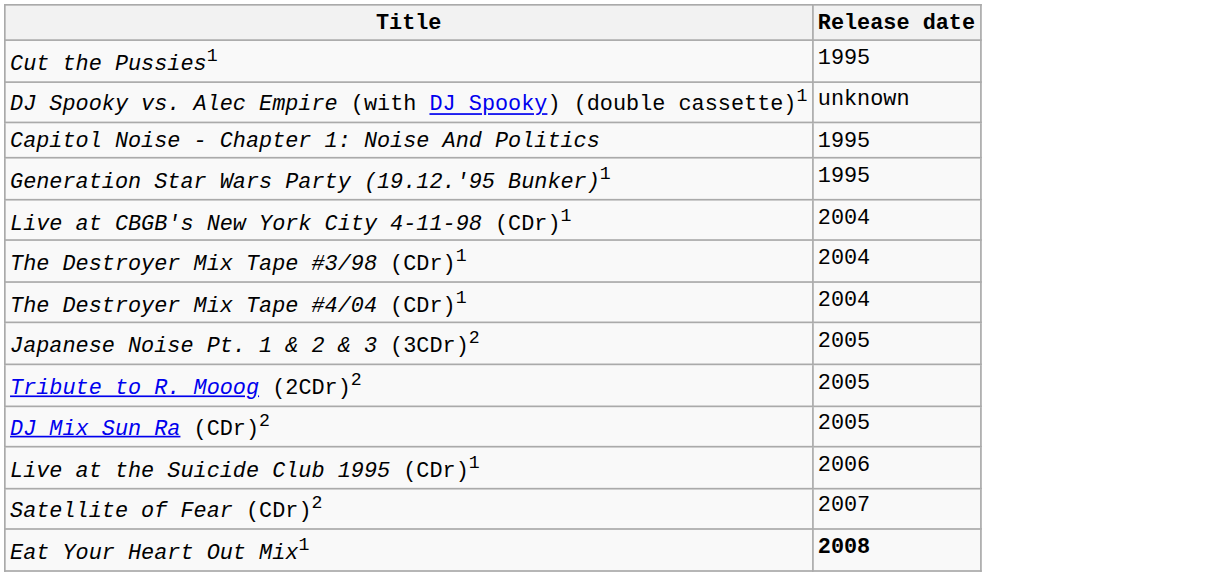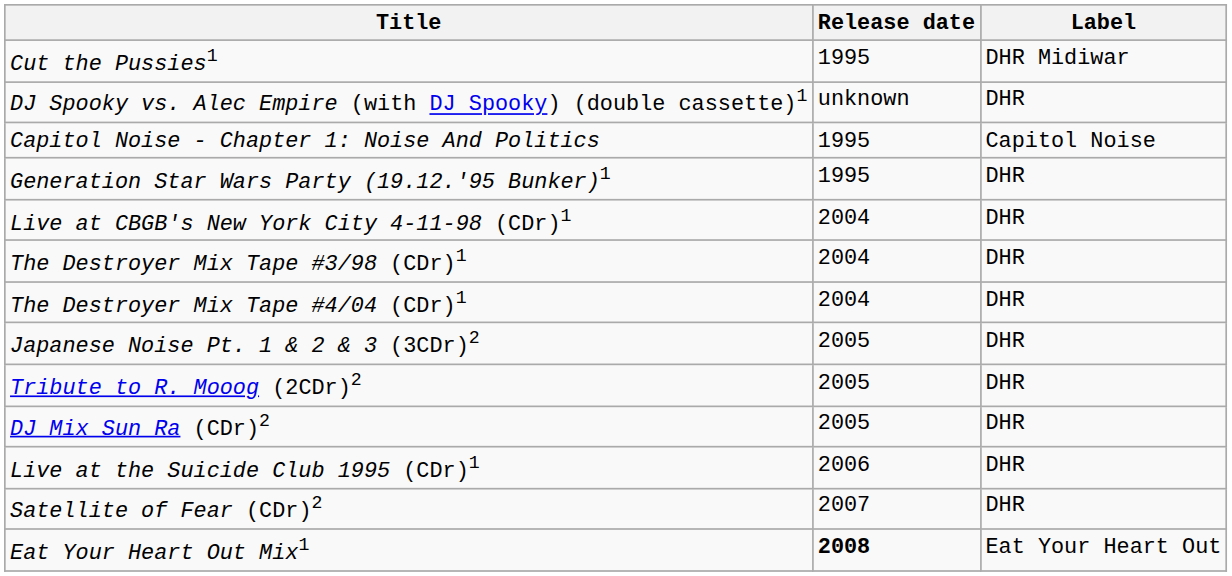+ column: (1103, 23)
